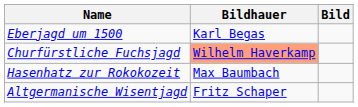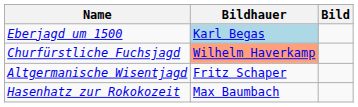(229, 34) no background -> (229, 34) lightblue background
rows swapped: (94, 73) <-> (97, 92)
